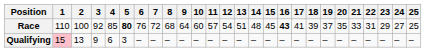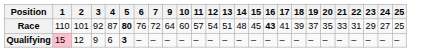- column: (170, 12)
(81, 26) 100 -> (81, 26) 101
(113, 26) 85 -> (113, 26) 87
(79, 41) 13 -> (79, 41) 12
(124, 41) normal -> (124, 41) bold
